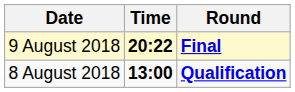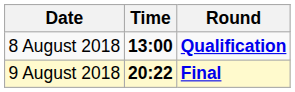rows swapped: (64, 73) <-> (64, 45)
